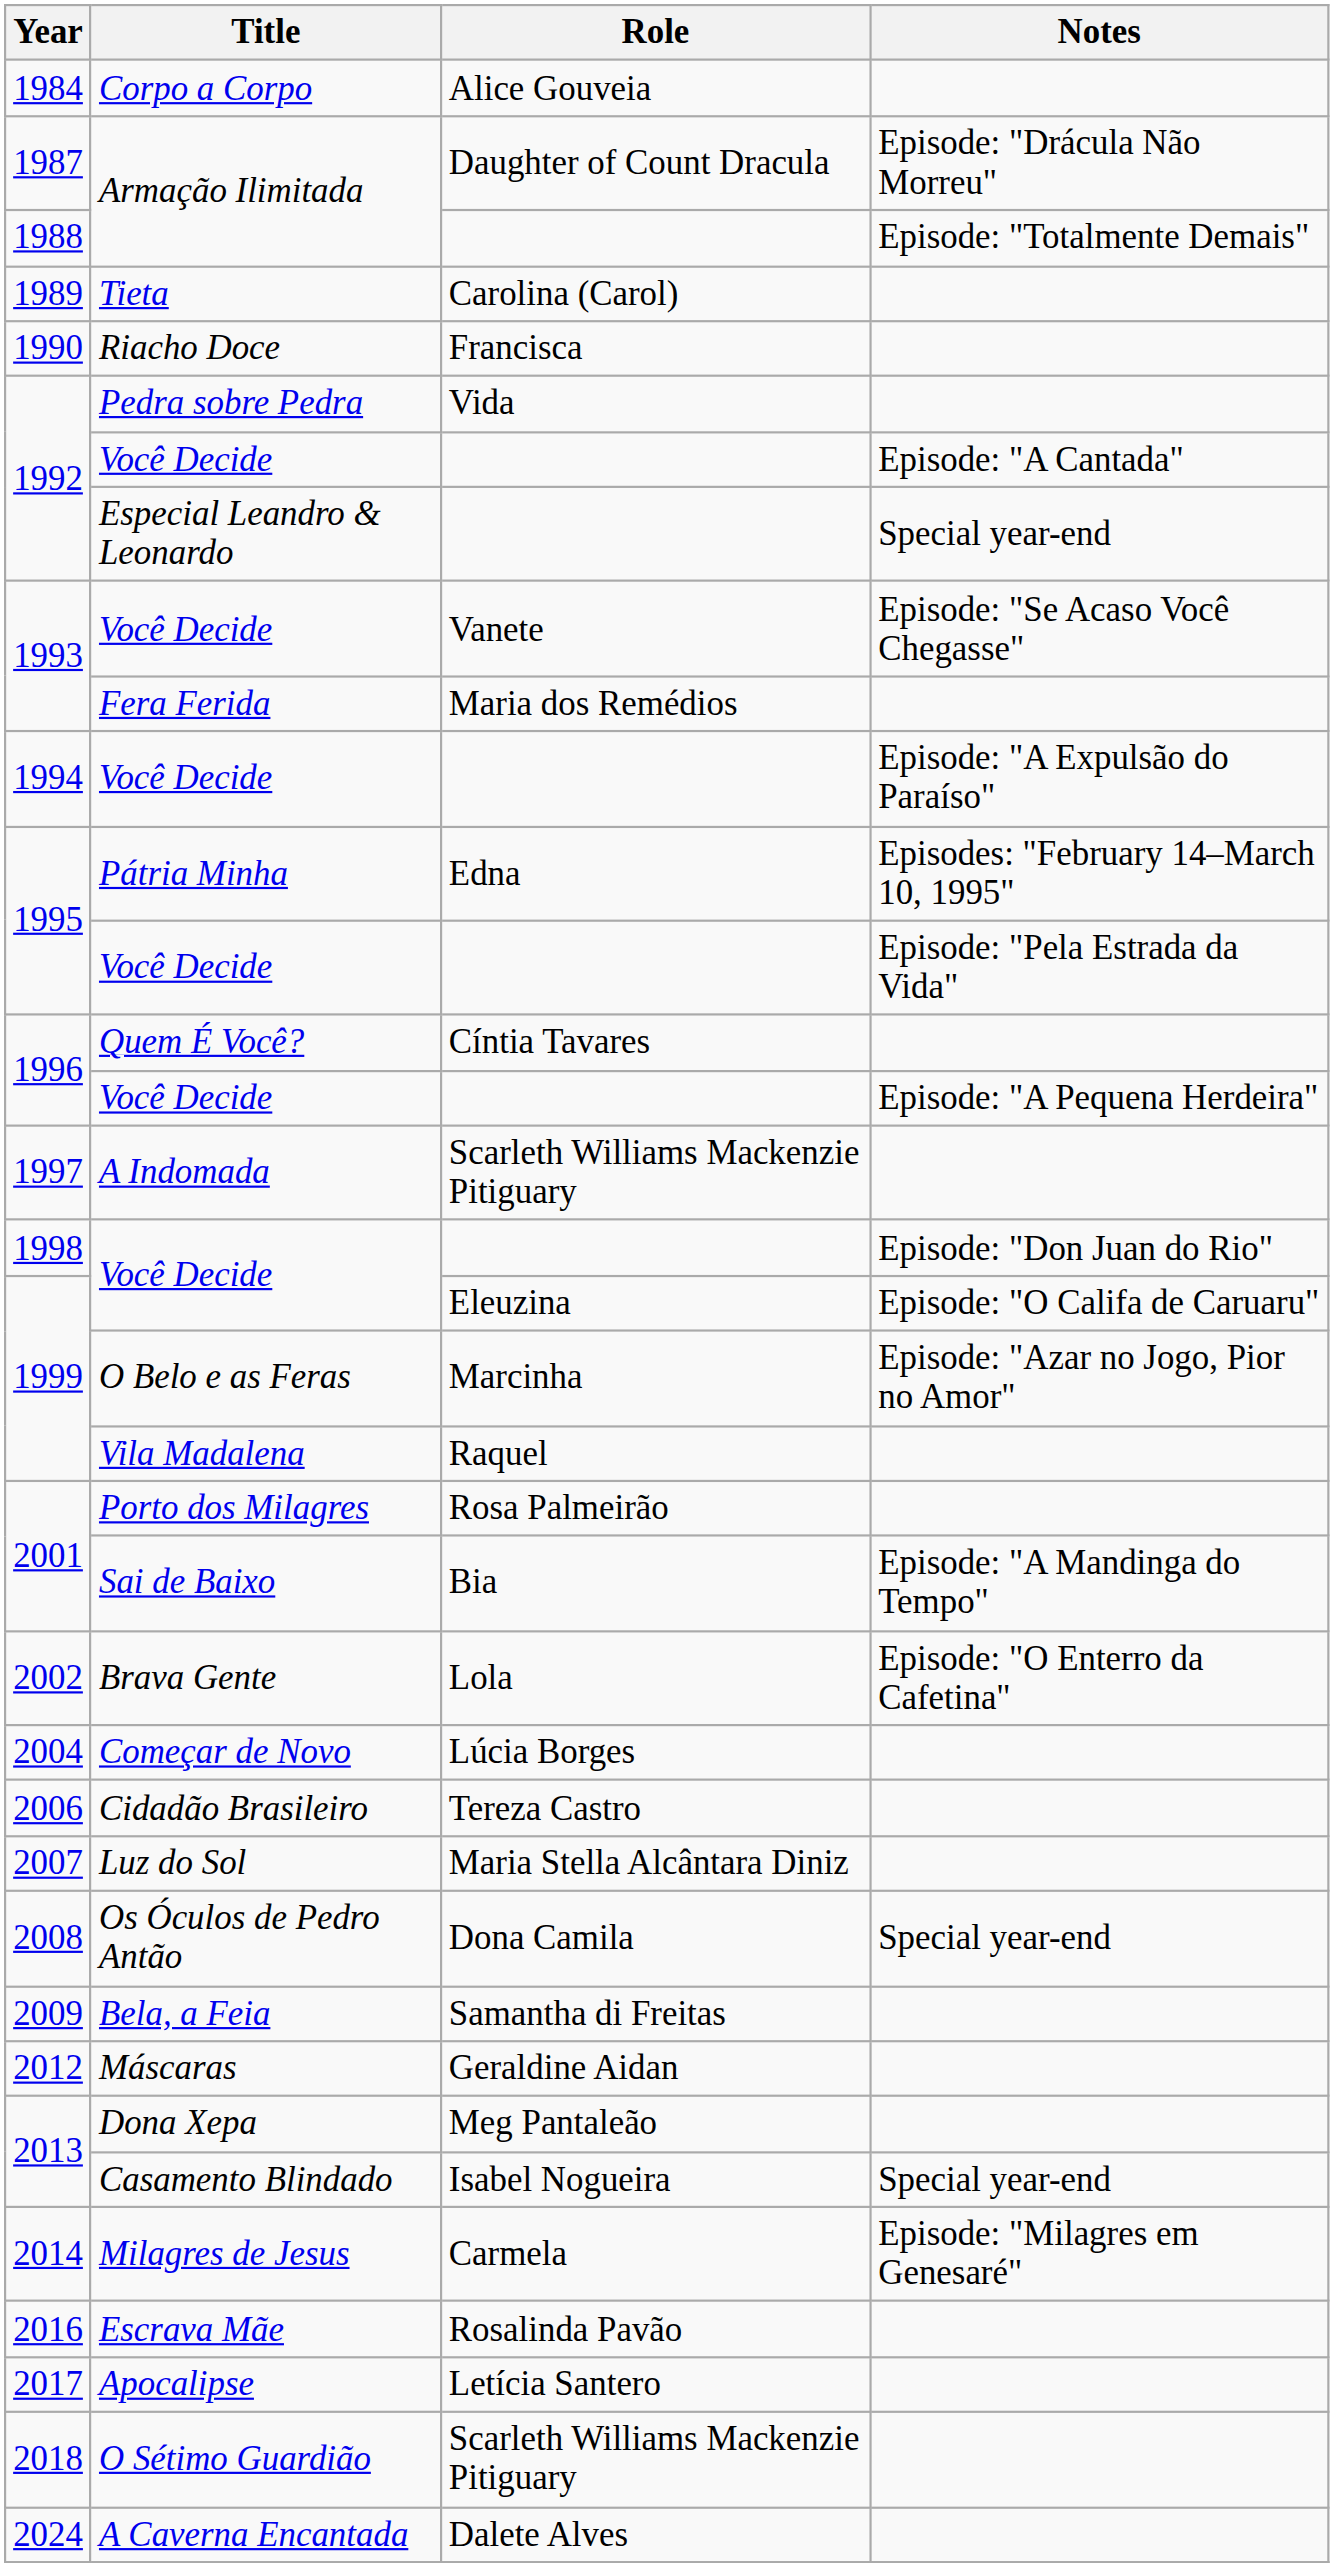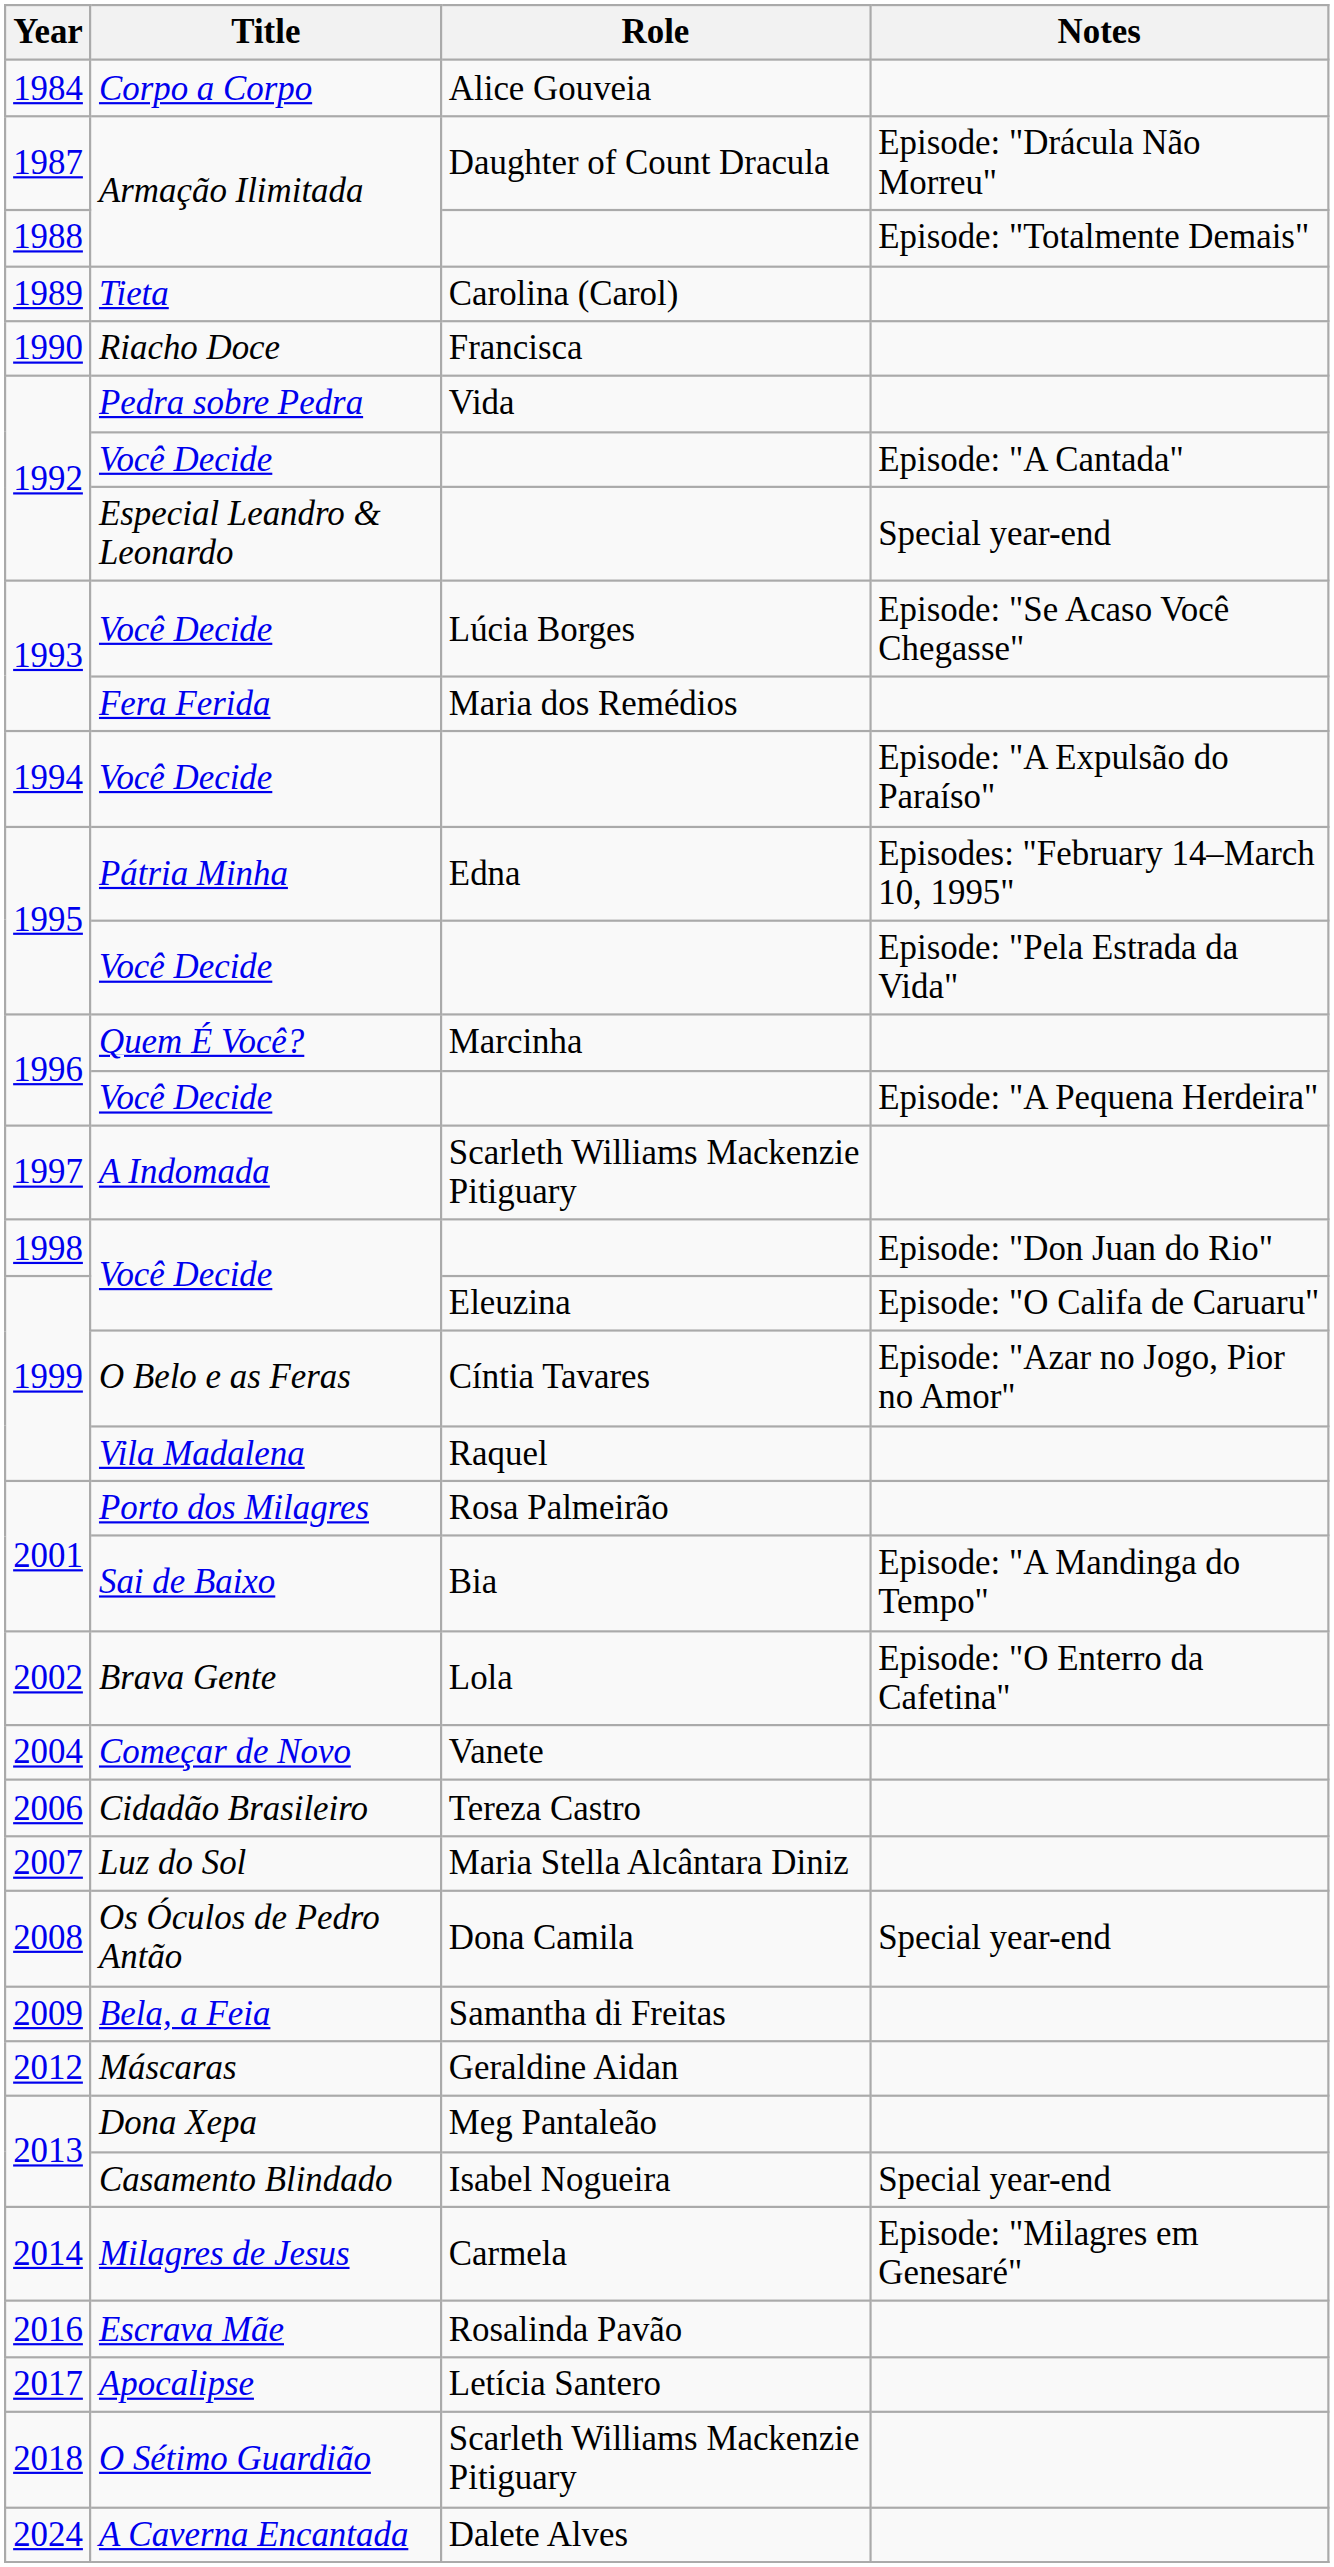(496, 628) Vanete -> (542, 628) Lúcia Borges
(549, 1042) Cíntia Tavares -> (516, 1042) Marcinha
(516, 1377) Marcinha -> (549, 1377) Cíntia Tavares
(542, 1752) Lúcia Borges -> (496, 1752) Vanete
